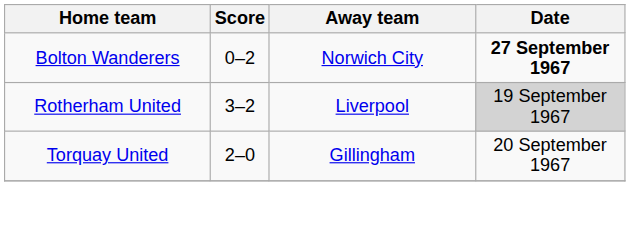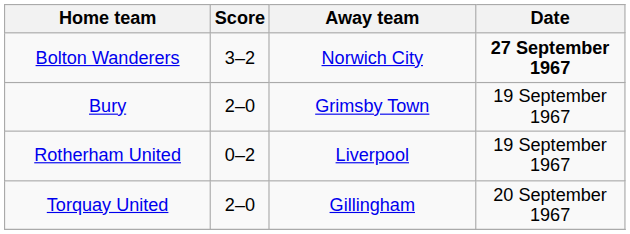(240, 57) 0–2 -> (240, 57) 3–2
+ row: (108, 106)
(240, 106) 3–2 -> (240, 155) 0–2
(550, 106) lightgrey background -> (550, 155) no background
